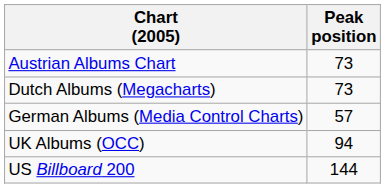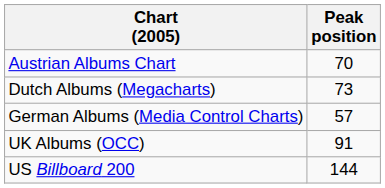(344, 63) 73 -> (344, 63) 70
(344, 143) 94 -> (344, 143) 91
